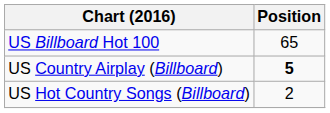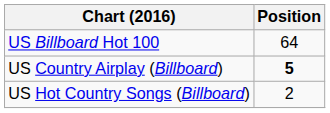(289, 42) 65 -> (289, 42) 64
